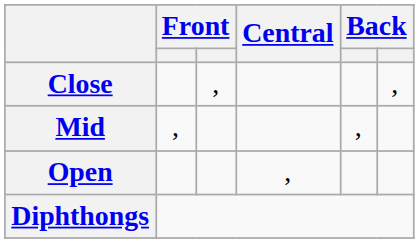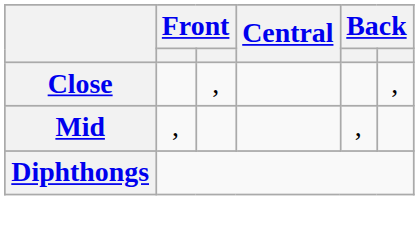- row: (80, 171)
